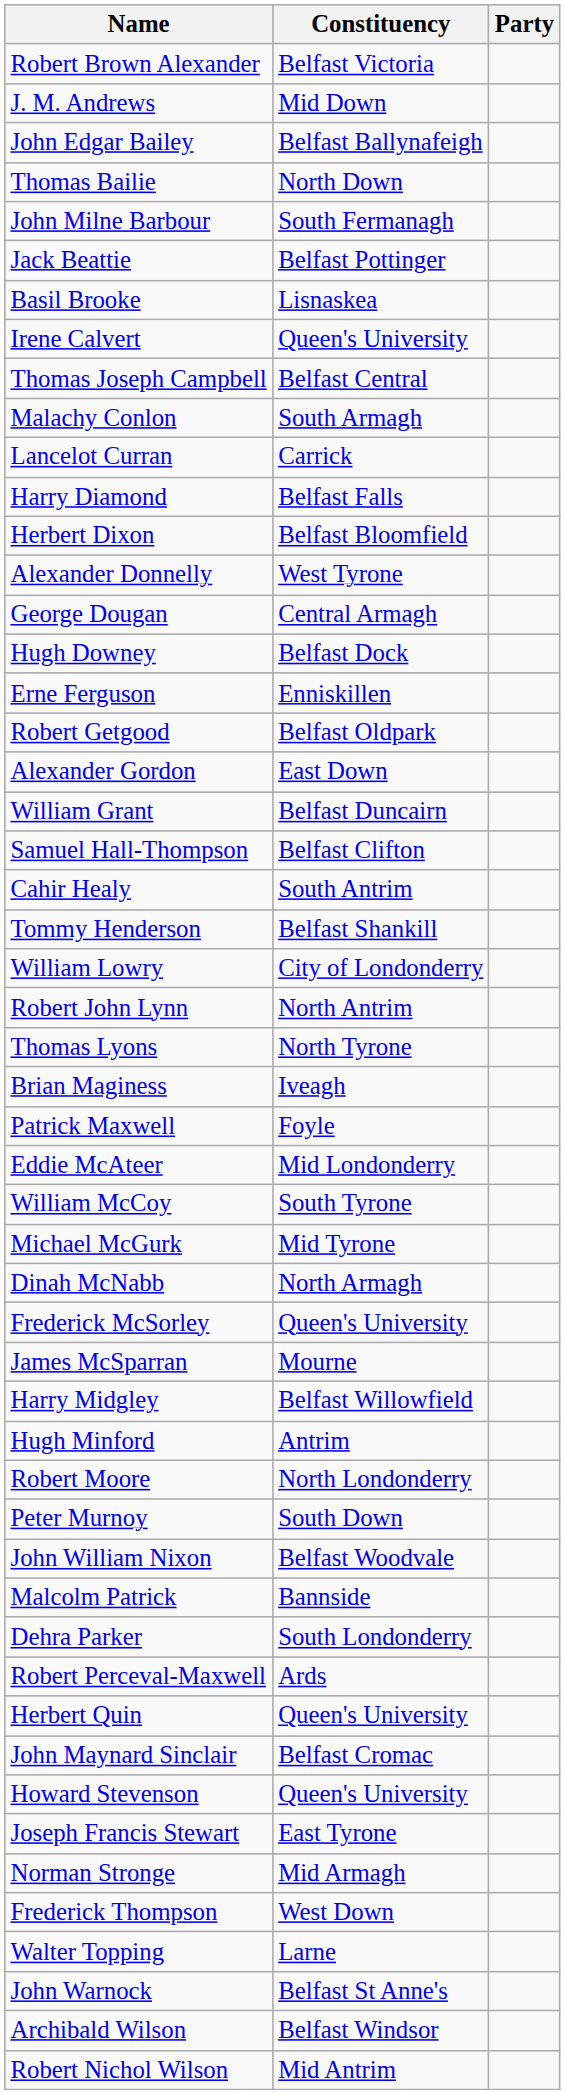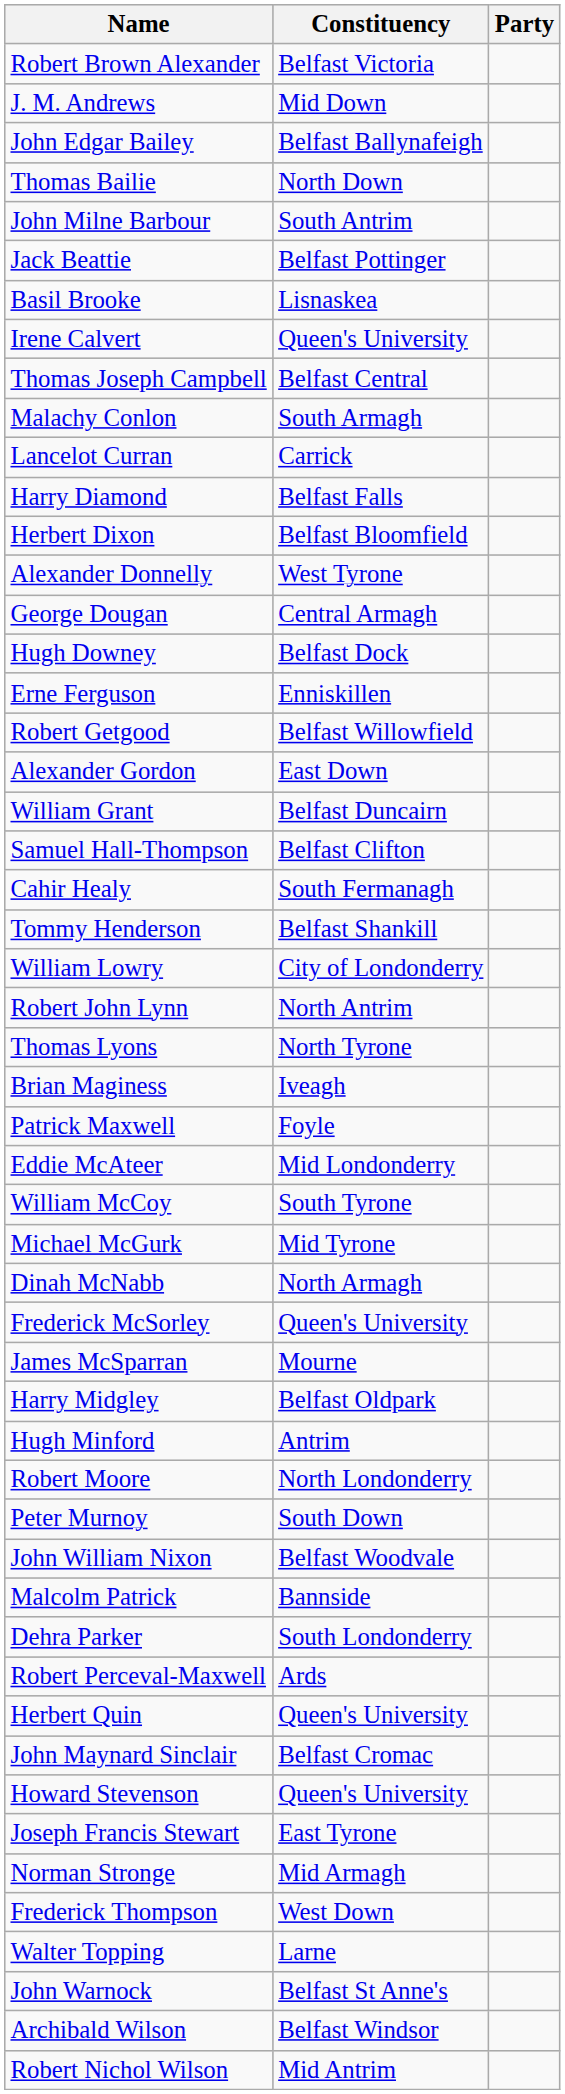(366, 220) South Fermanagh -> (345, 220) South Antrim
(357, 732) Belfast Oldpark -> (376, 732) Belfast Willowfield
(345, 889) South Antrim -> (366, 889) South Fermanagh
(376, 1400) Belfast Willowfield -> (357, 1400) Belfast Oldpark
